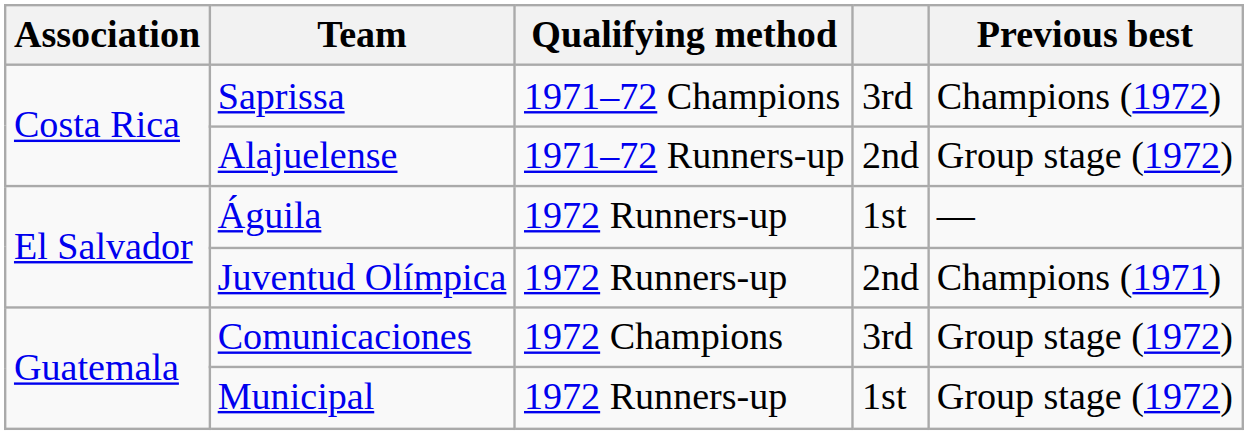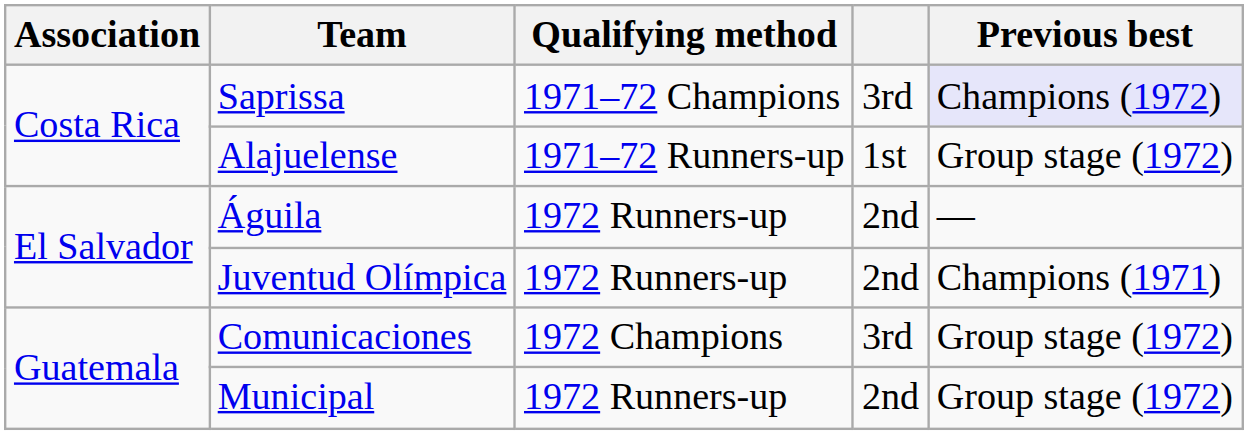(1079, 95) no background -> (1079, 95) lavender background
(891, 155) 2nd -> (884, 155) 1st
(884, 215) 1st -> (891, 215) 2nd
(884, 397) 1st -> (891, 397) 2nd
